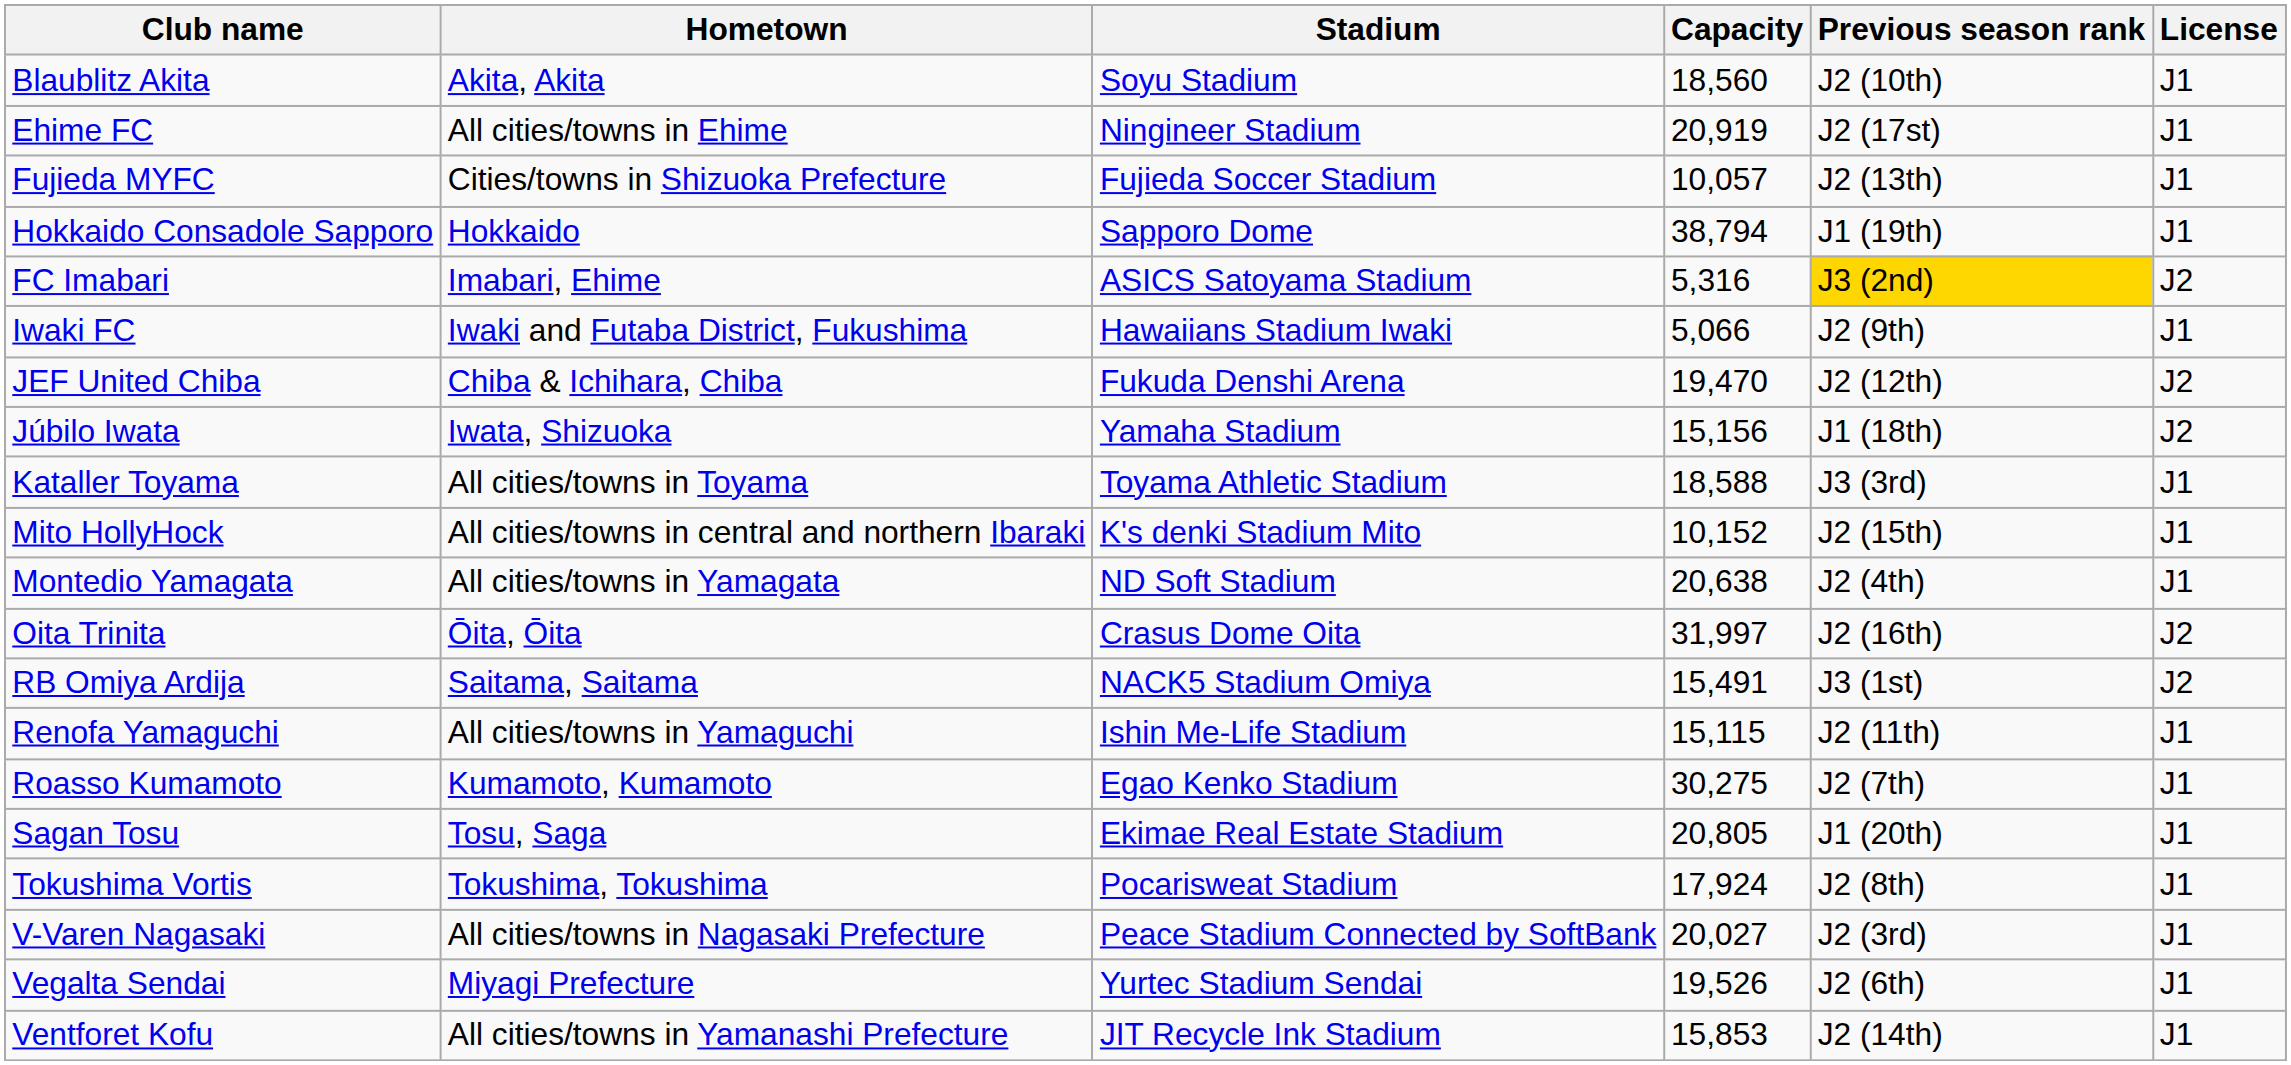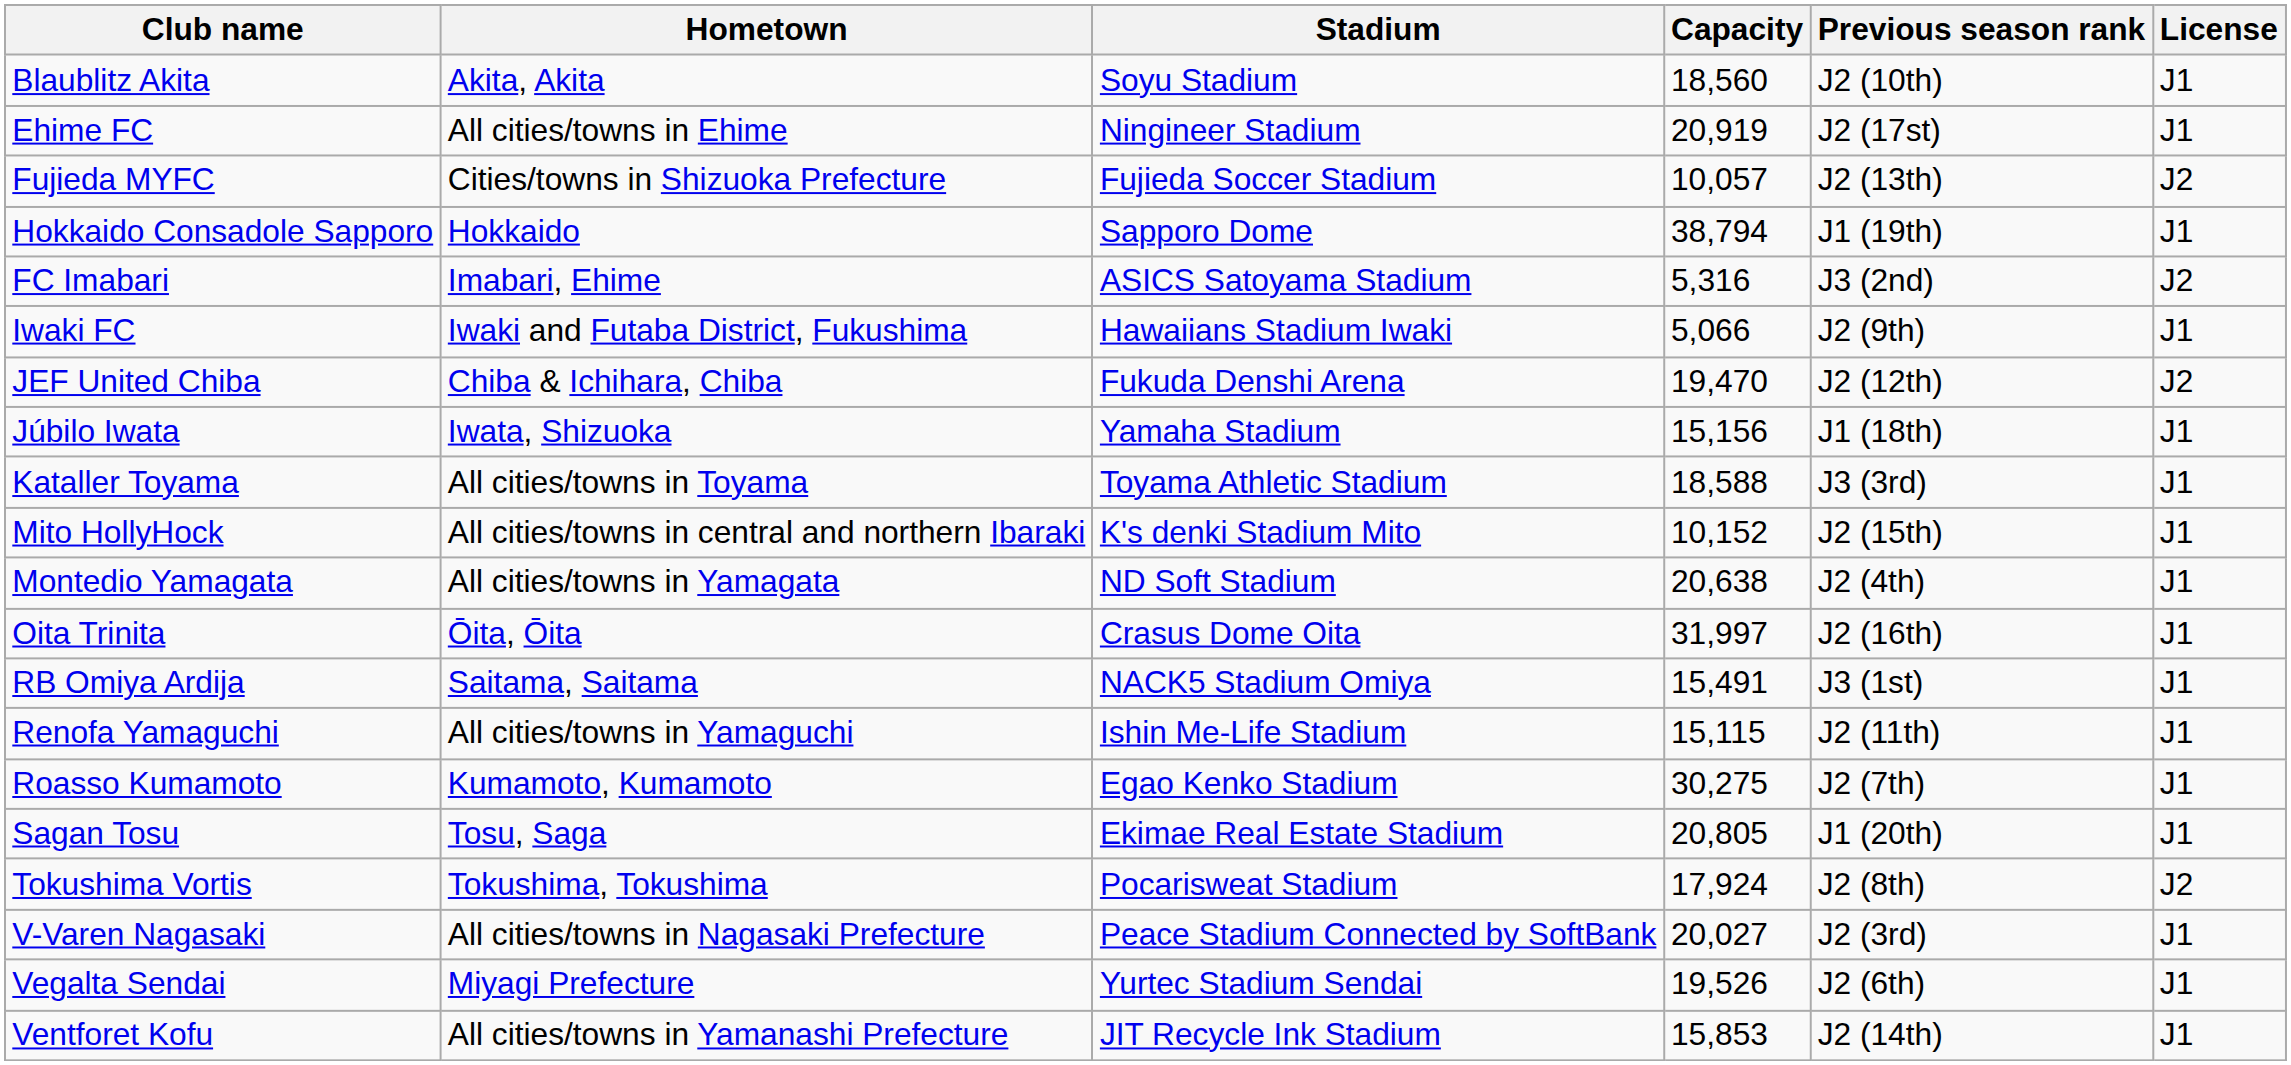(2177, 180) J1 -> (2177, 180) J2
(1876, 280) gold background -> (1876, 280) no background
(2177, 431) J2 -> (2177, 431) J1
(2177, 632) J2 -> (2177, 632) J1
(2177, 682) J2 -> (2177, 682) J1
(2177, 883) J1 -> (2177, 883) J2
